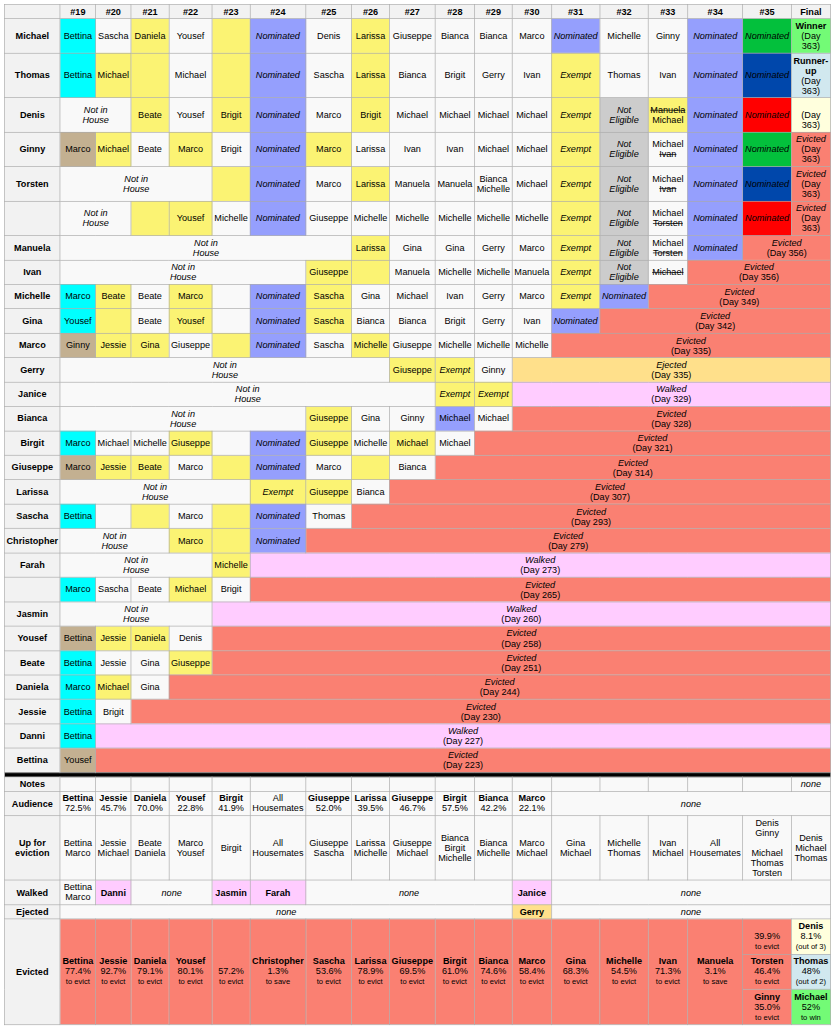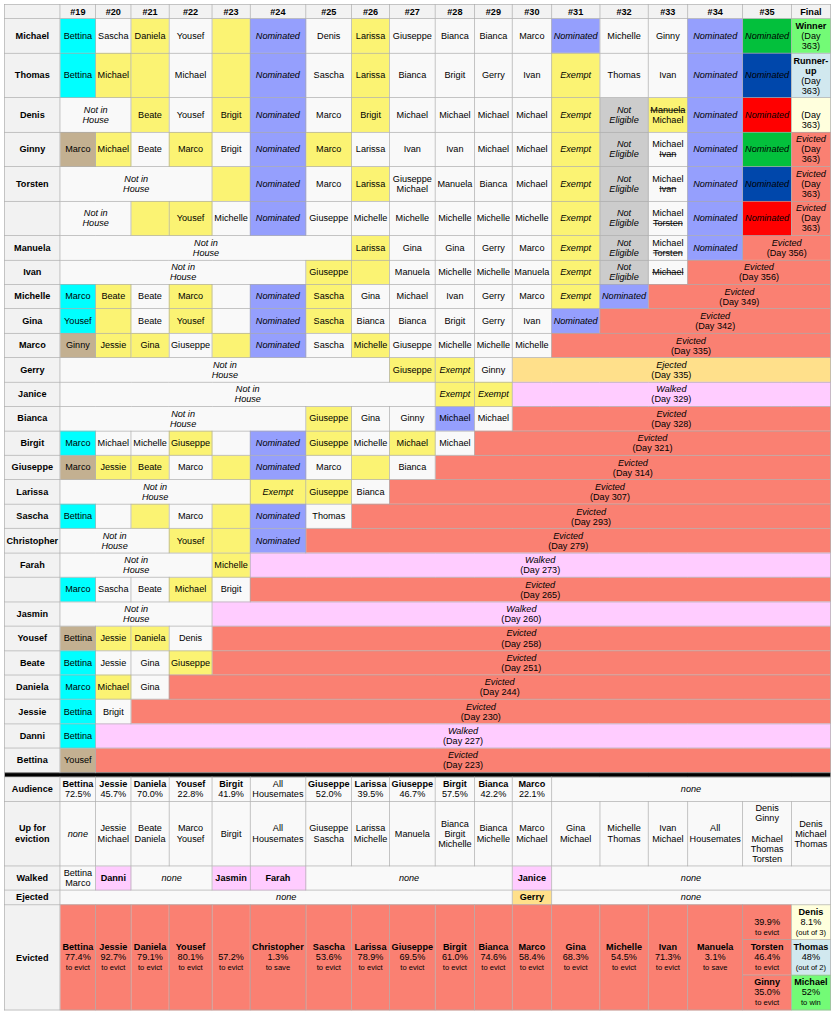(412, 183) Manuela -> (412, 183) Giuseppe Michael
(493, 183) Bianca Michelle -> (493, 183) Bianca
(191, 540) Marco -> (191, 540) Yousef
- row: (32, 784)
(78, 848) Bettina Marco -> (78, 833) none
(412, 848) Giuseppe Michael -> (412, 833) Manuela
